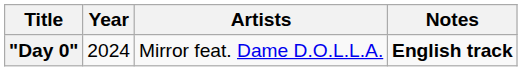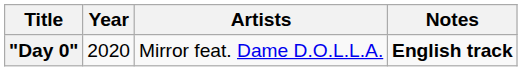(109, 50) 2024 -> (109, 50) 2020
